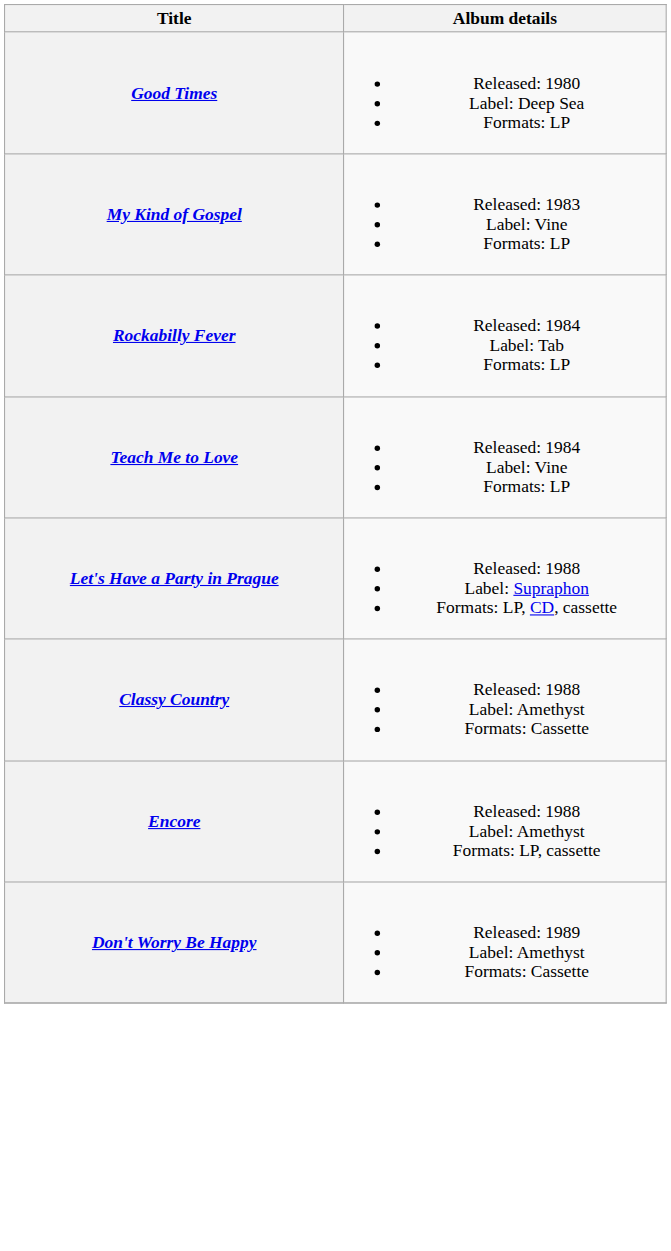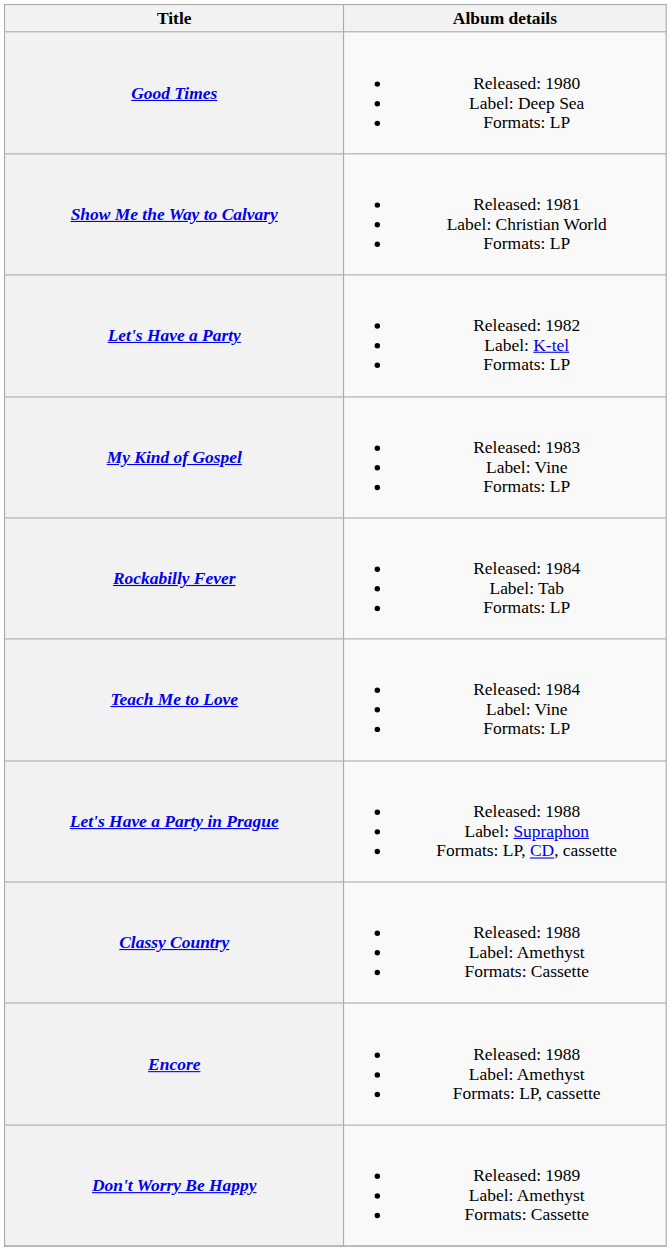+ row: (174, 214)
+ row: (174, 335)
